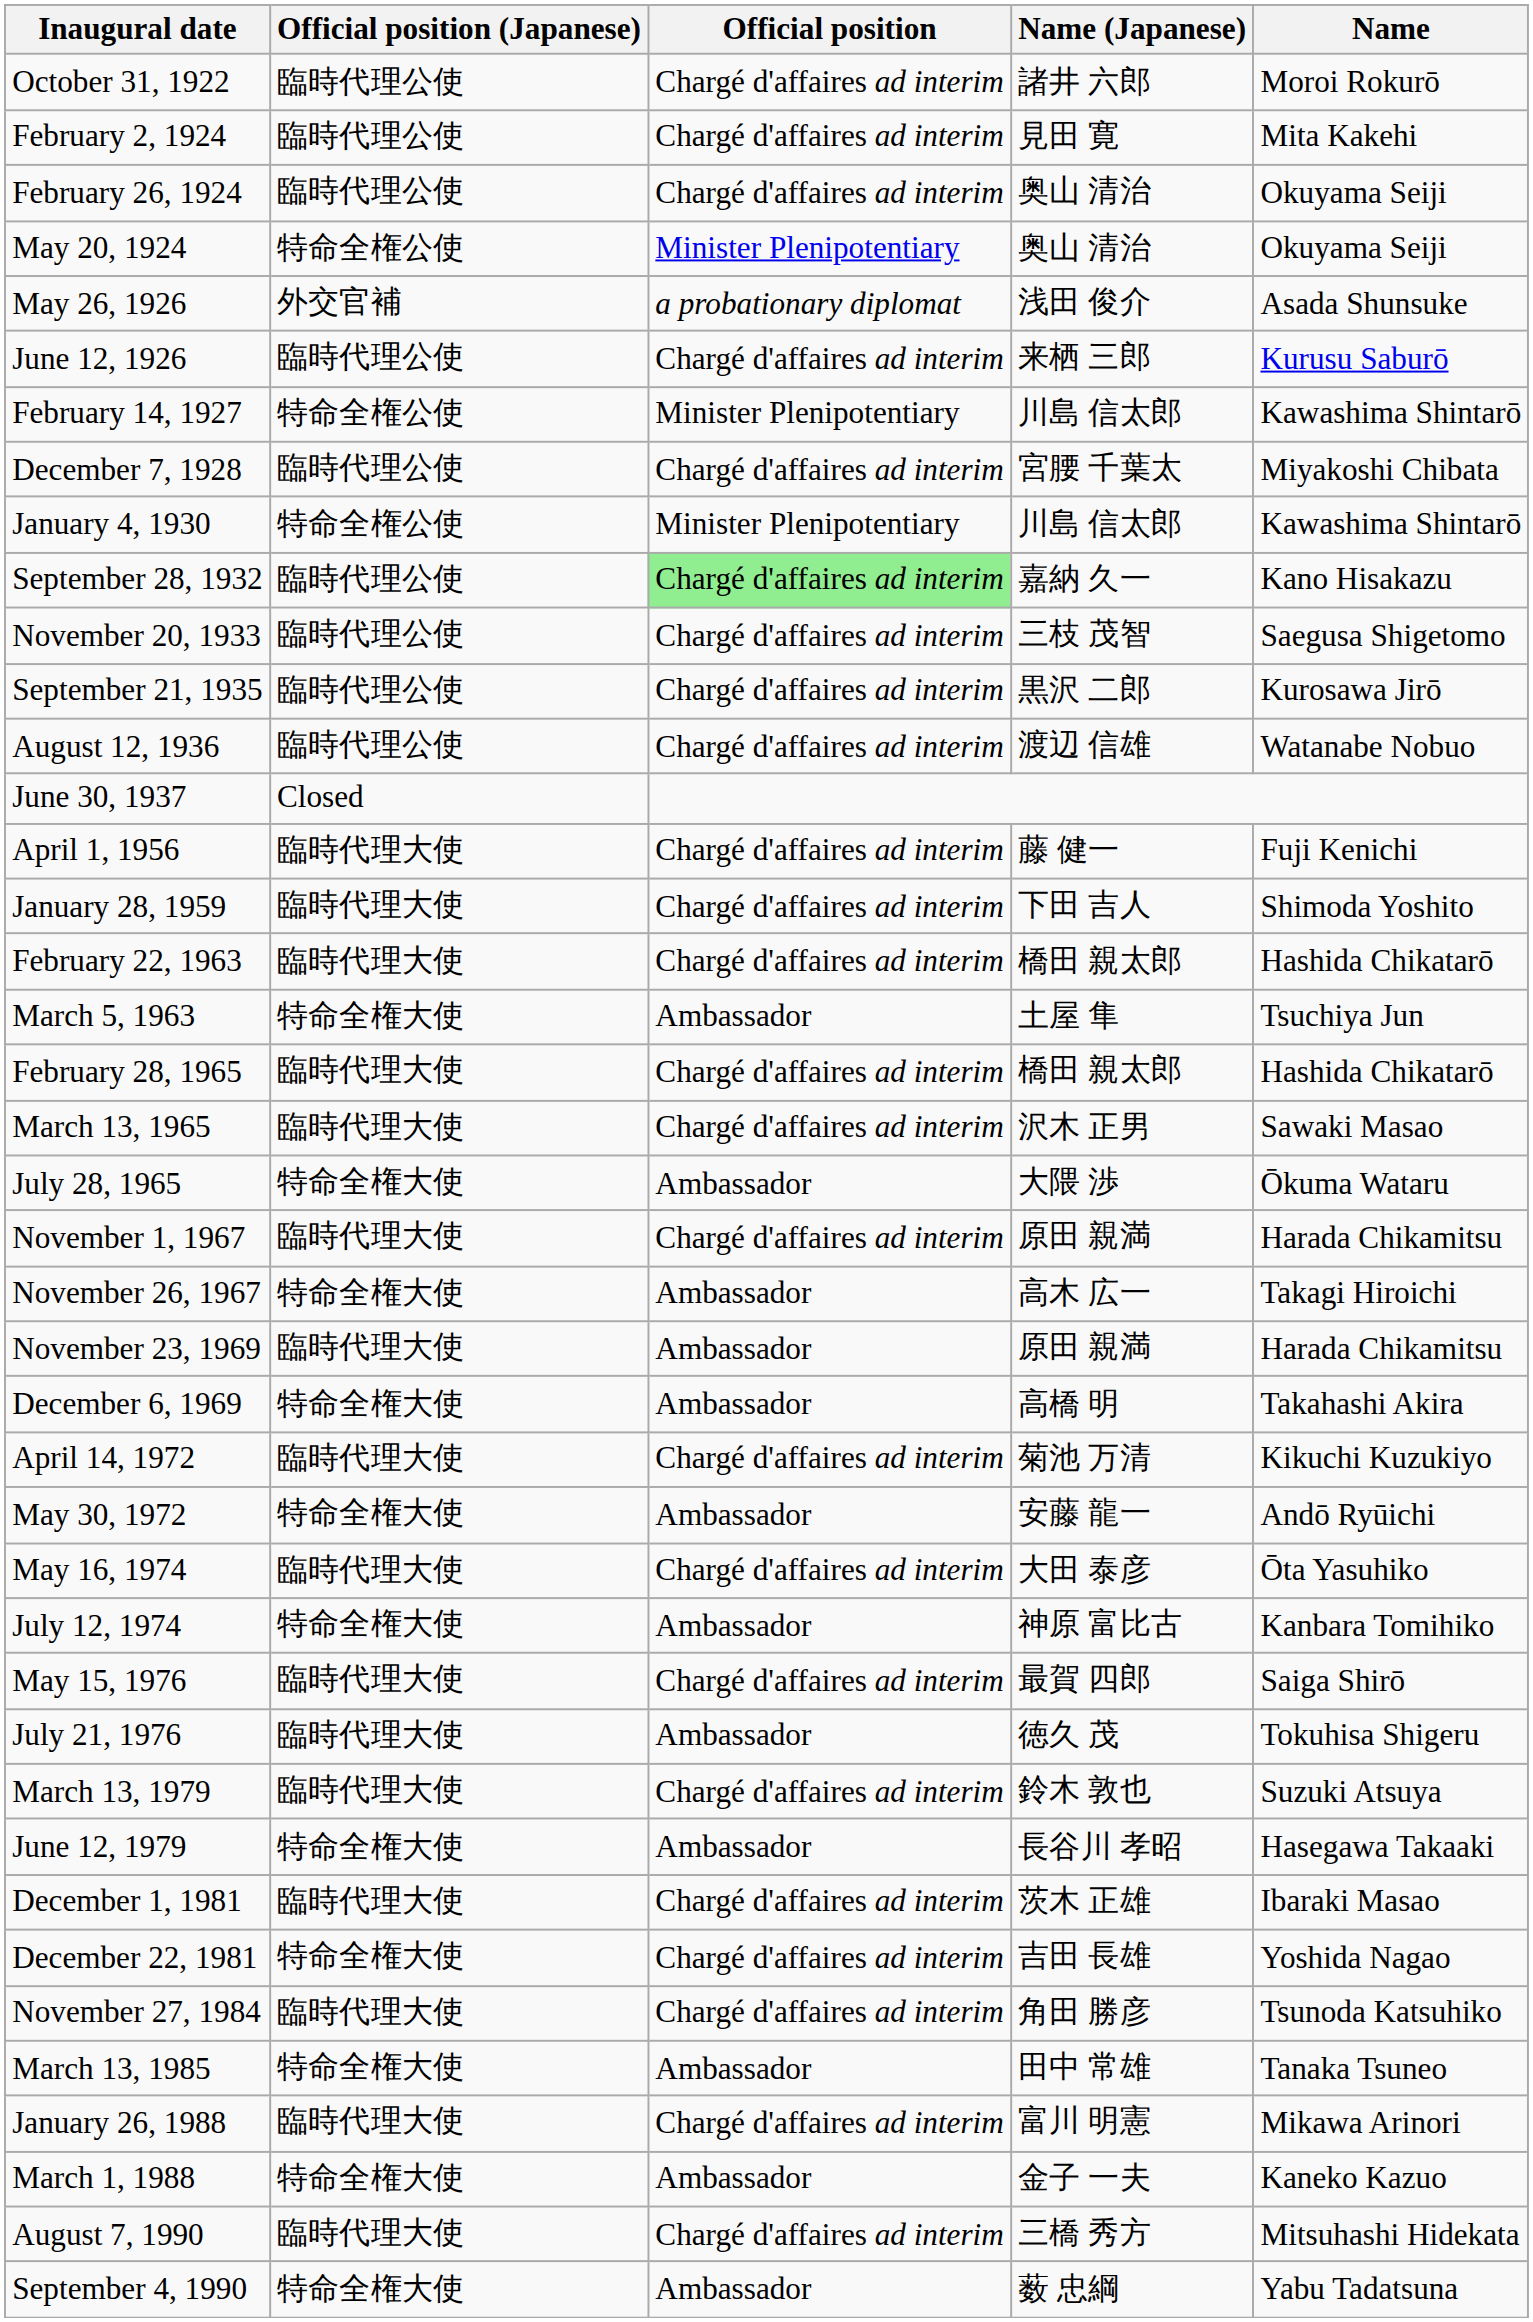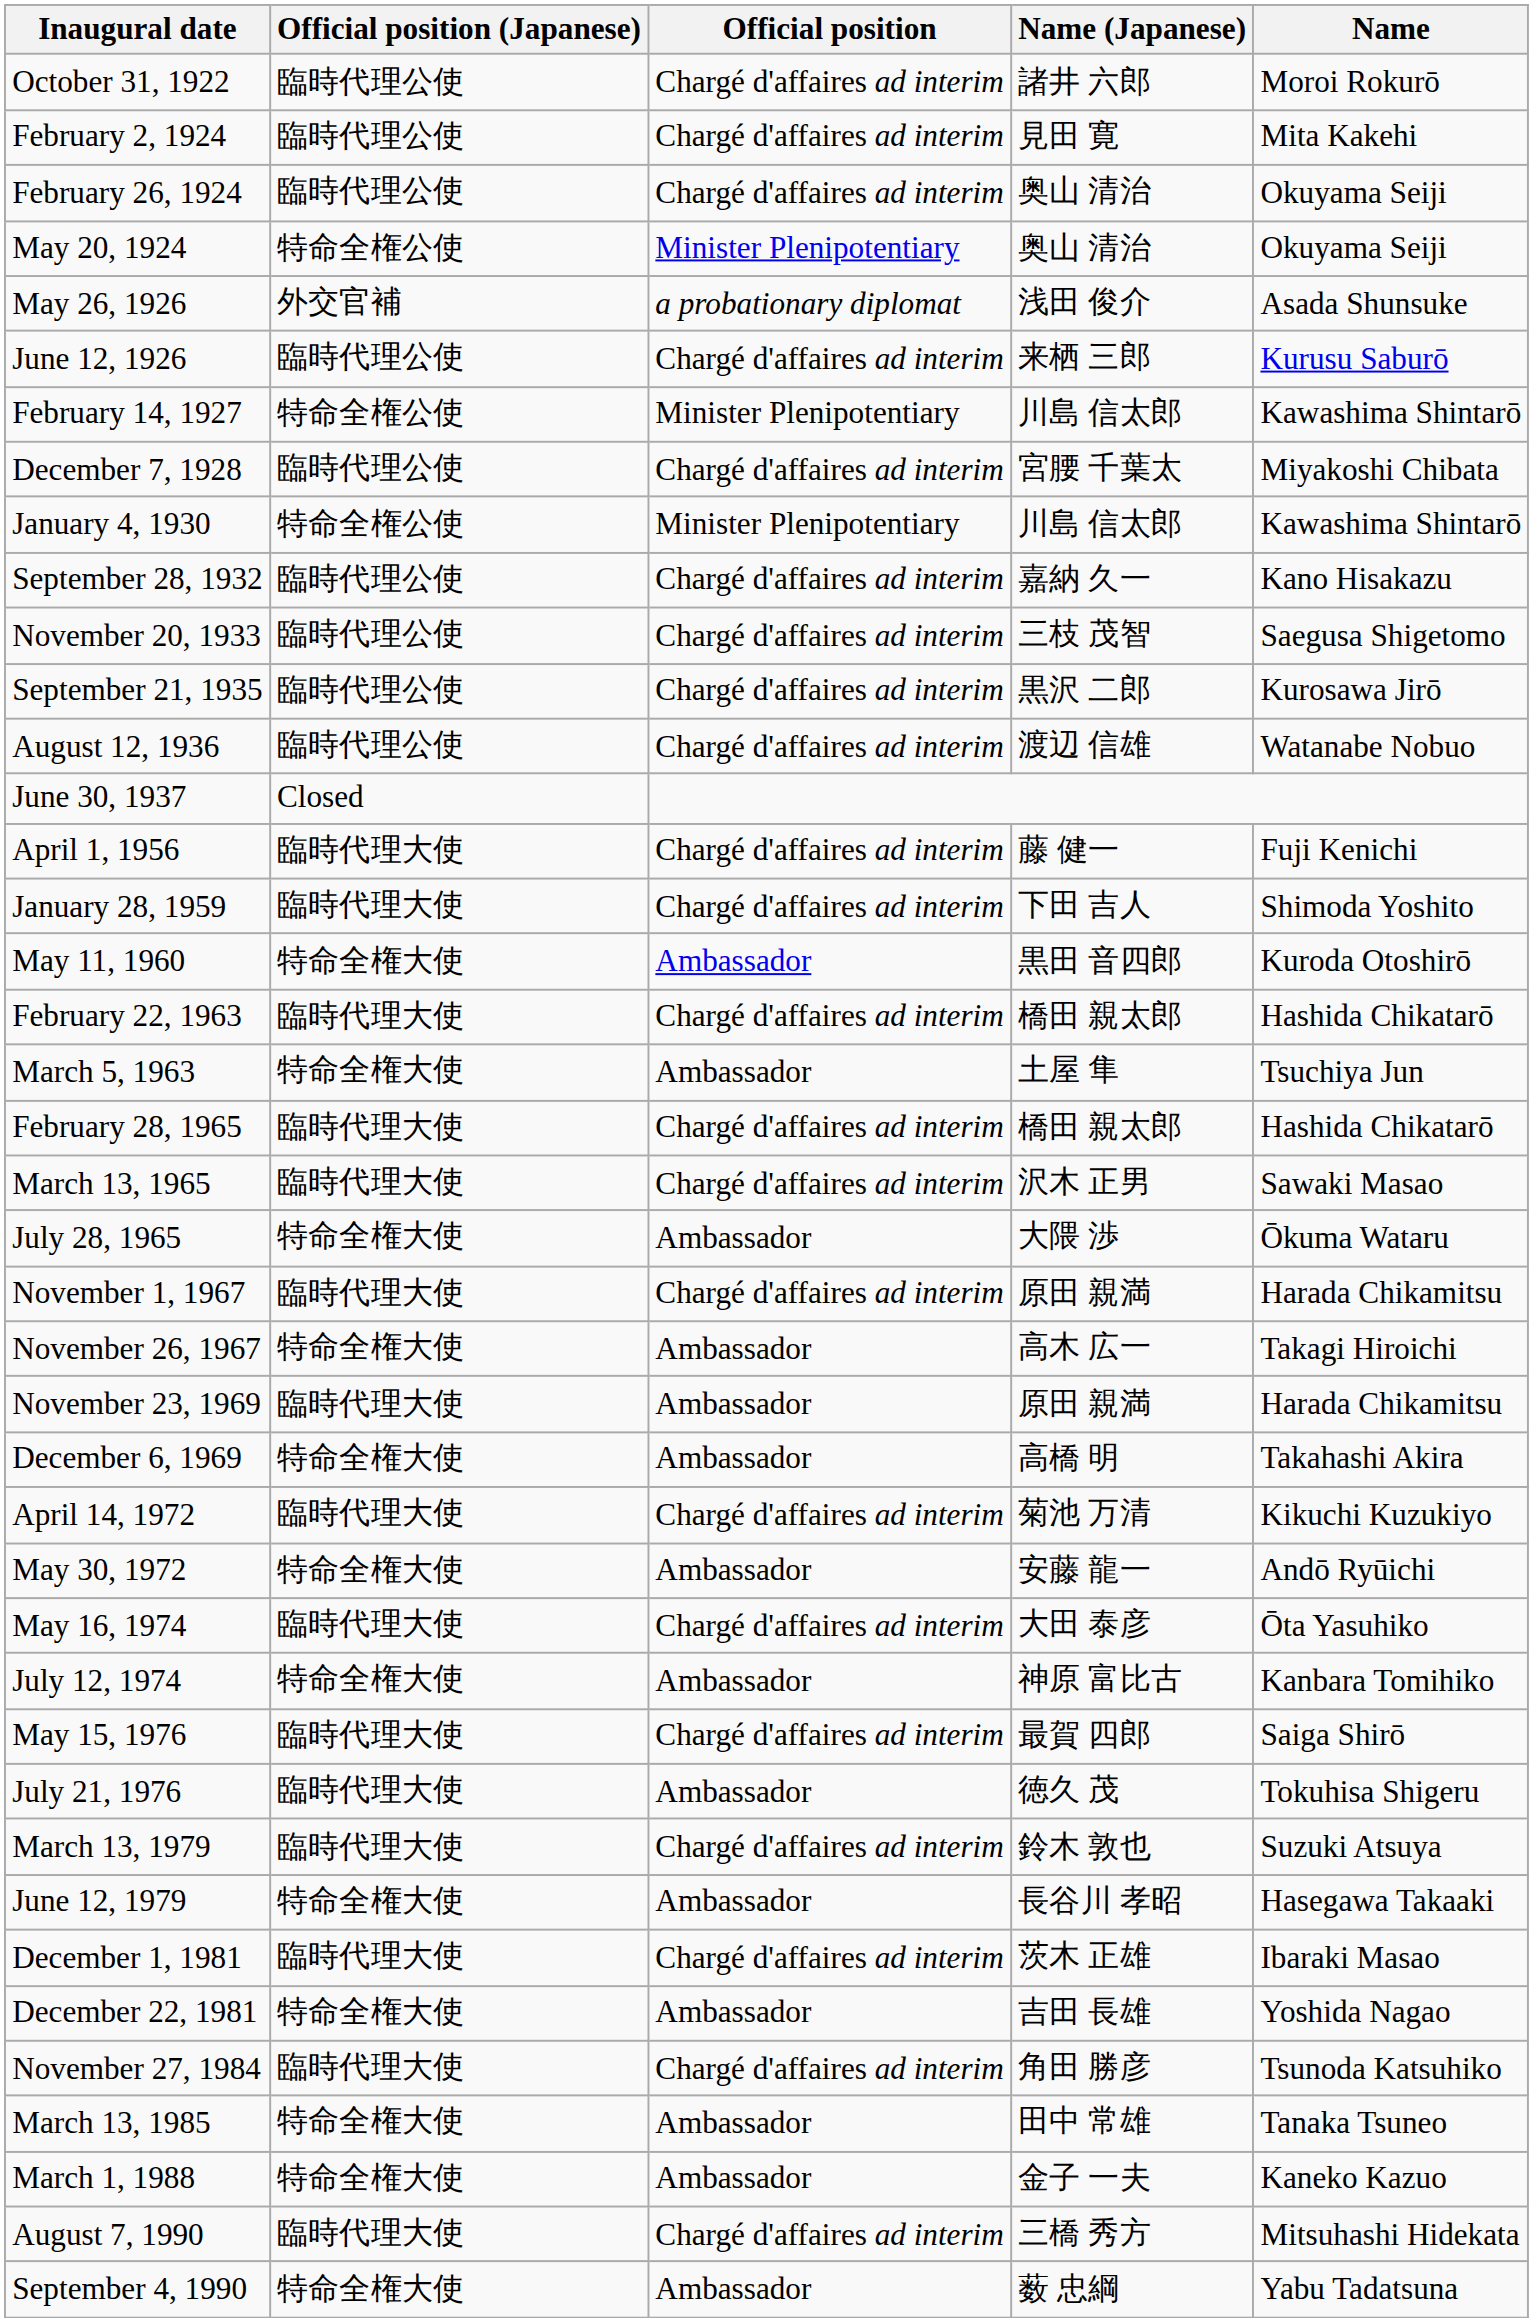(830, 579) lightgreen background -> (830, 579) no background
+ row: (99, 961)
(830, 1957) Chargé d'affaires ad interim -> (733, 2012) Ambassador
- row: (119, 2123)
